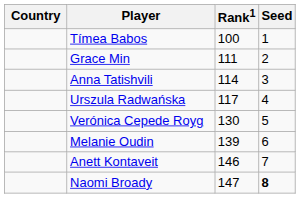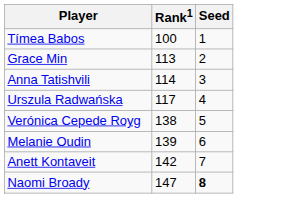- column: (36, 16)
(228, 59) 111 -> (165, 59) 113
(229, 121) 130 -> (166, 121) 138
(229, 162) 146 -> (166, 162) 142
